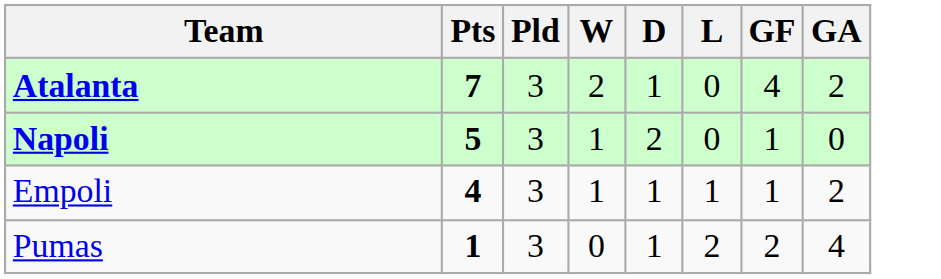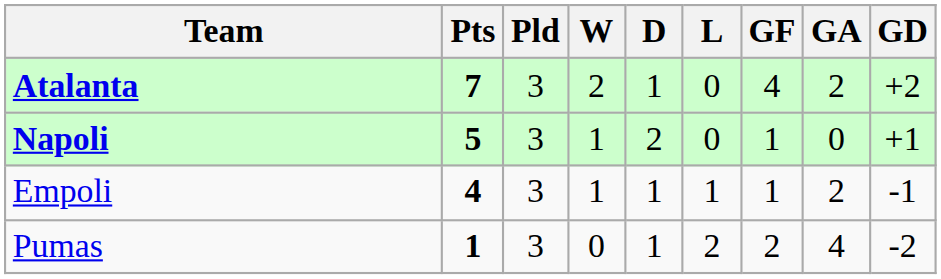+ column: (903, 31)
